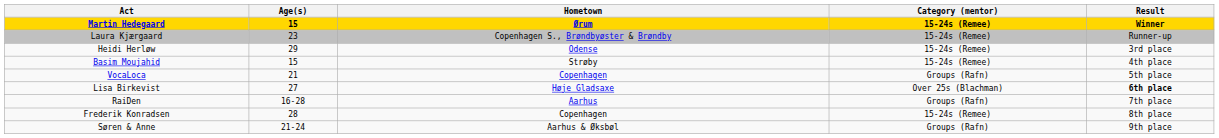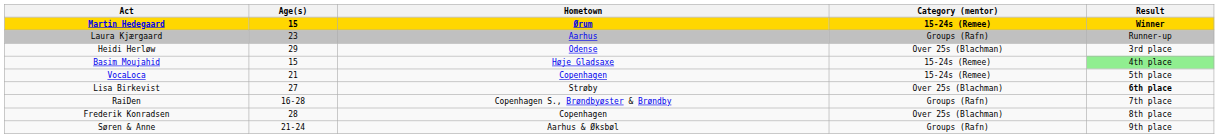(583, 37) Copenhagen S., Brøndbyøster & Brøndby -> (583, 37) Aarhus
(958, 37) 15-24s (Remee) -> (958, 37) Groups (Rafn)
(958, 50) 15-24s (Remee) -> (958, 50) Over 25s (Blachman)
(583, 62) Strøby -> (583, 62) Høje Gladsaxe
(1150, 62) no background -> (1150, 62) lightgreen background
(958, 75) Groups (Rafn) -> (958, 75) 15-24s (Remee)
(583, 88) Høje Gladsaxe -> (583, 88) Strøby
(583, 101) Aarhus -> (583, 101) Copenhagen S., Brøndbyøster & Brøndby
(958, 114) 15-24s (Remee) -> (958, 114) Over 25s (Blachman)
